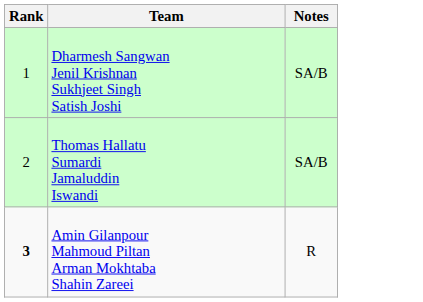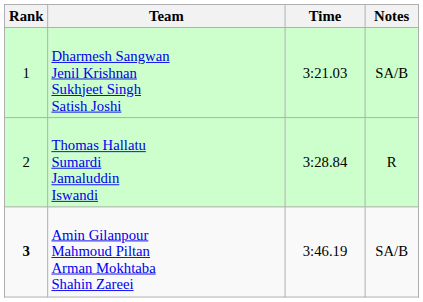+ column: (325, 16)
(311, 162) SA/B -> (392, 162) R
(311, 251) R -> (392, 251) SA/B
